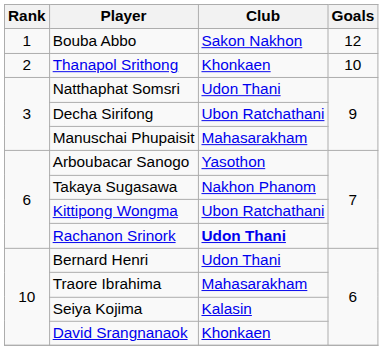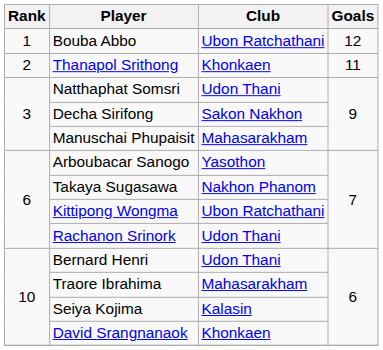(252, 41) Sakon Nakhon -> (263, 41) Ubon Ratchathani
(353, 65) 10 -> (353, 65) 11
(263, 114) Ubon Ratchathani -> (252, 114) Sakon Nakhon
(244, 235) bold -> (241, 235) normal
